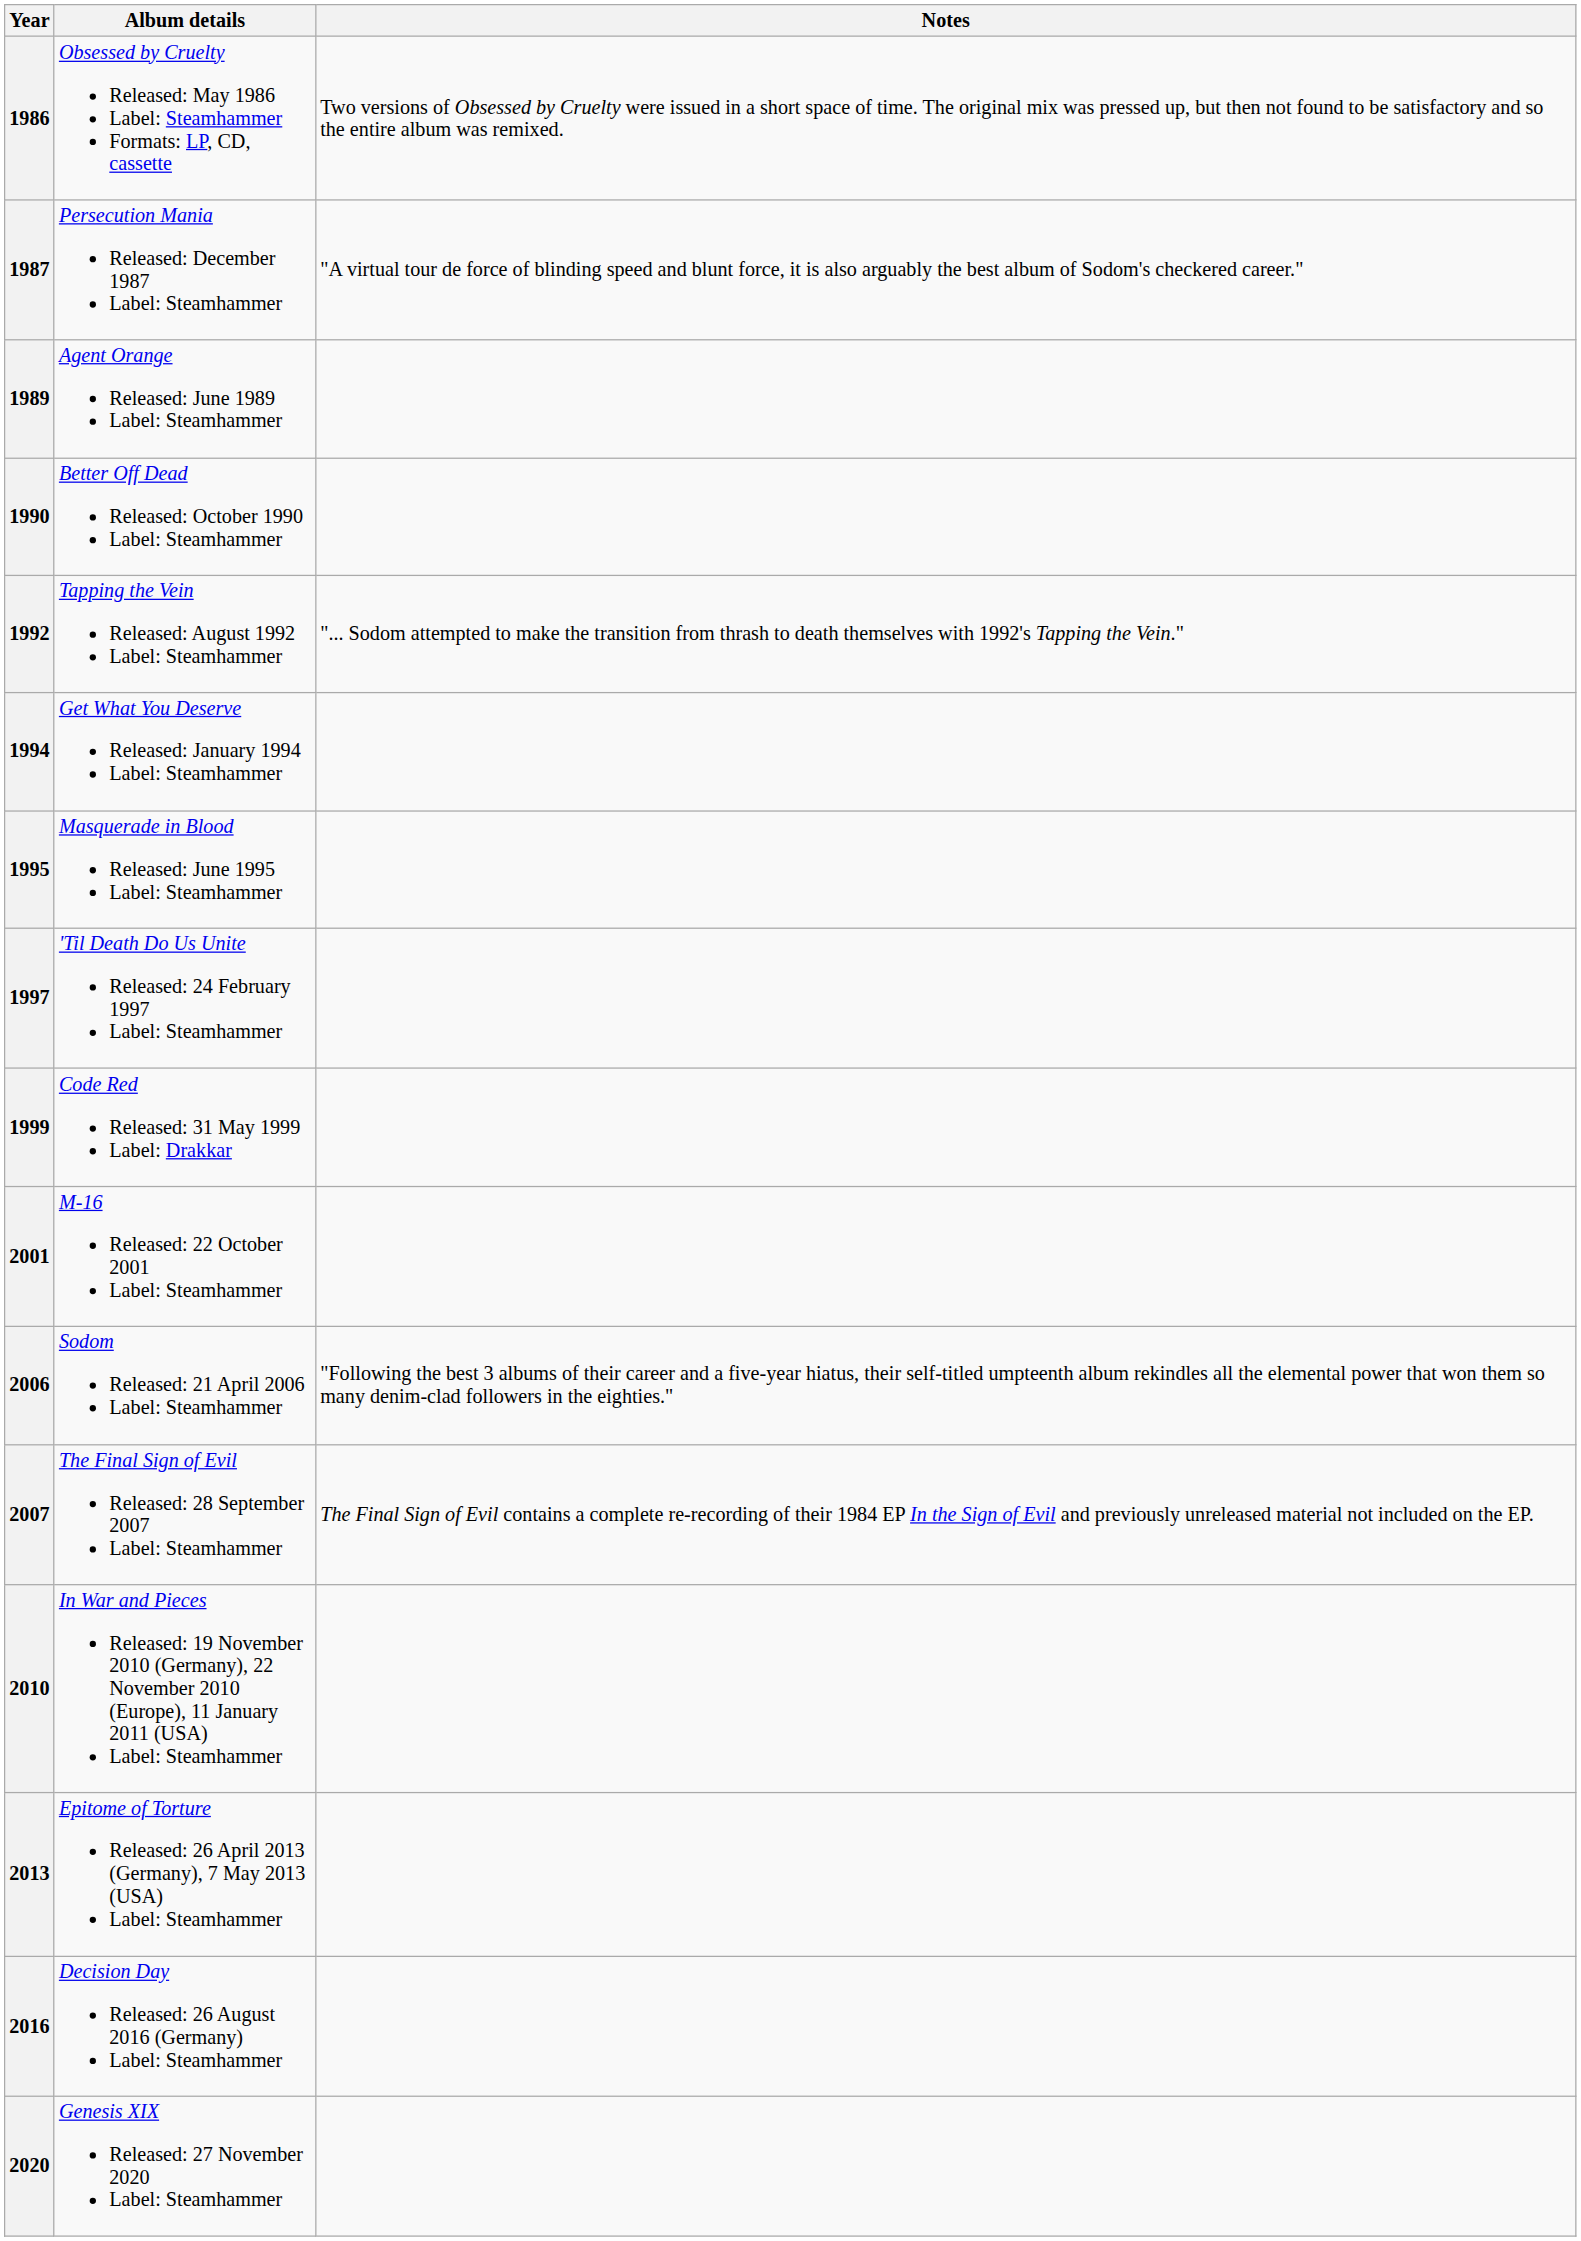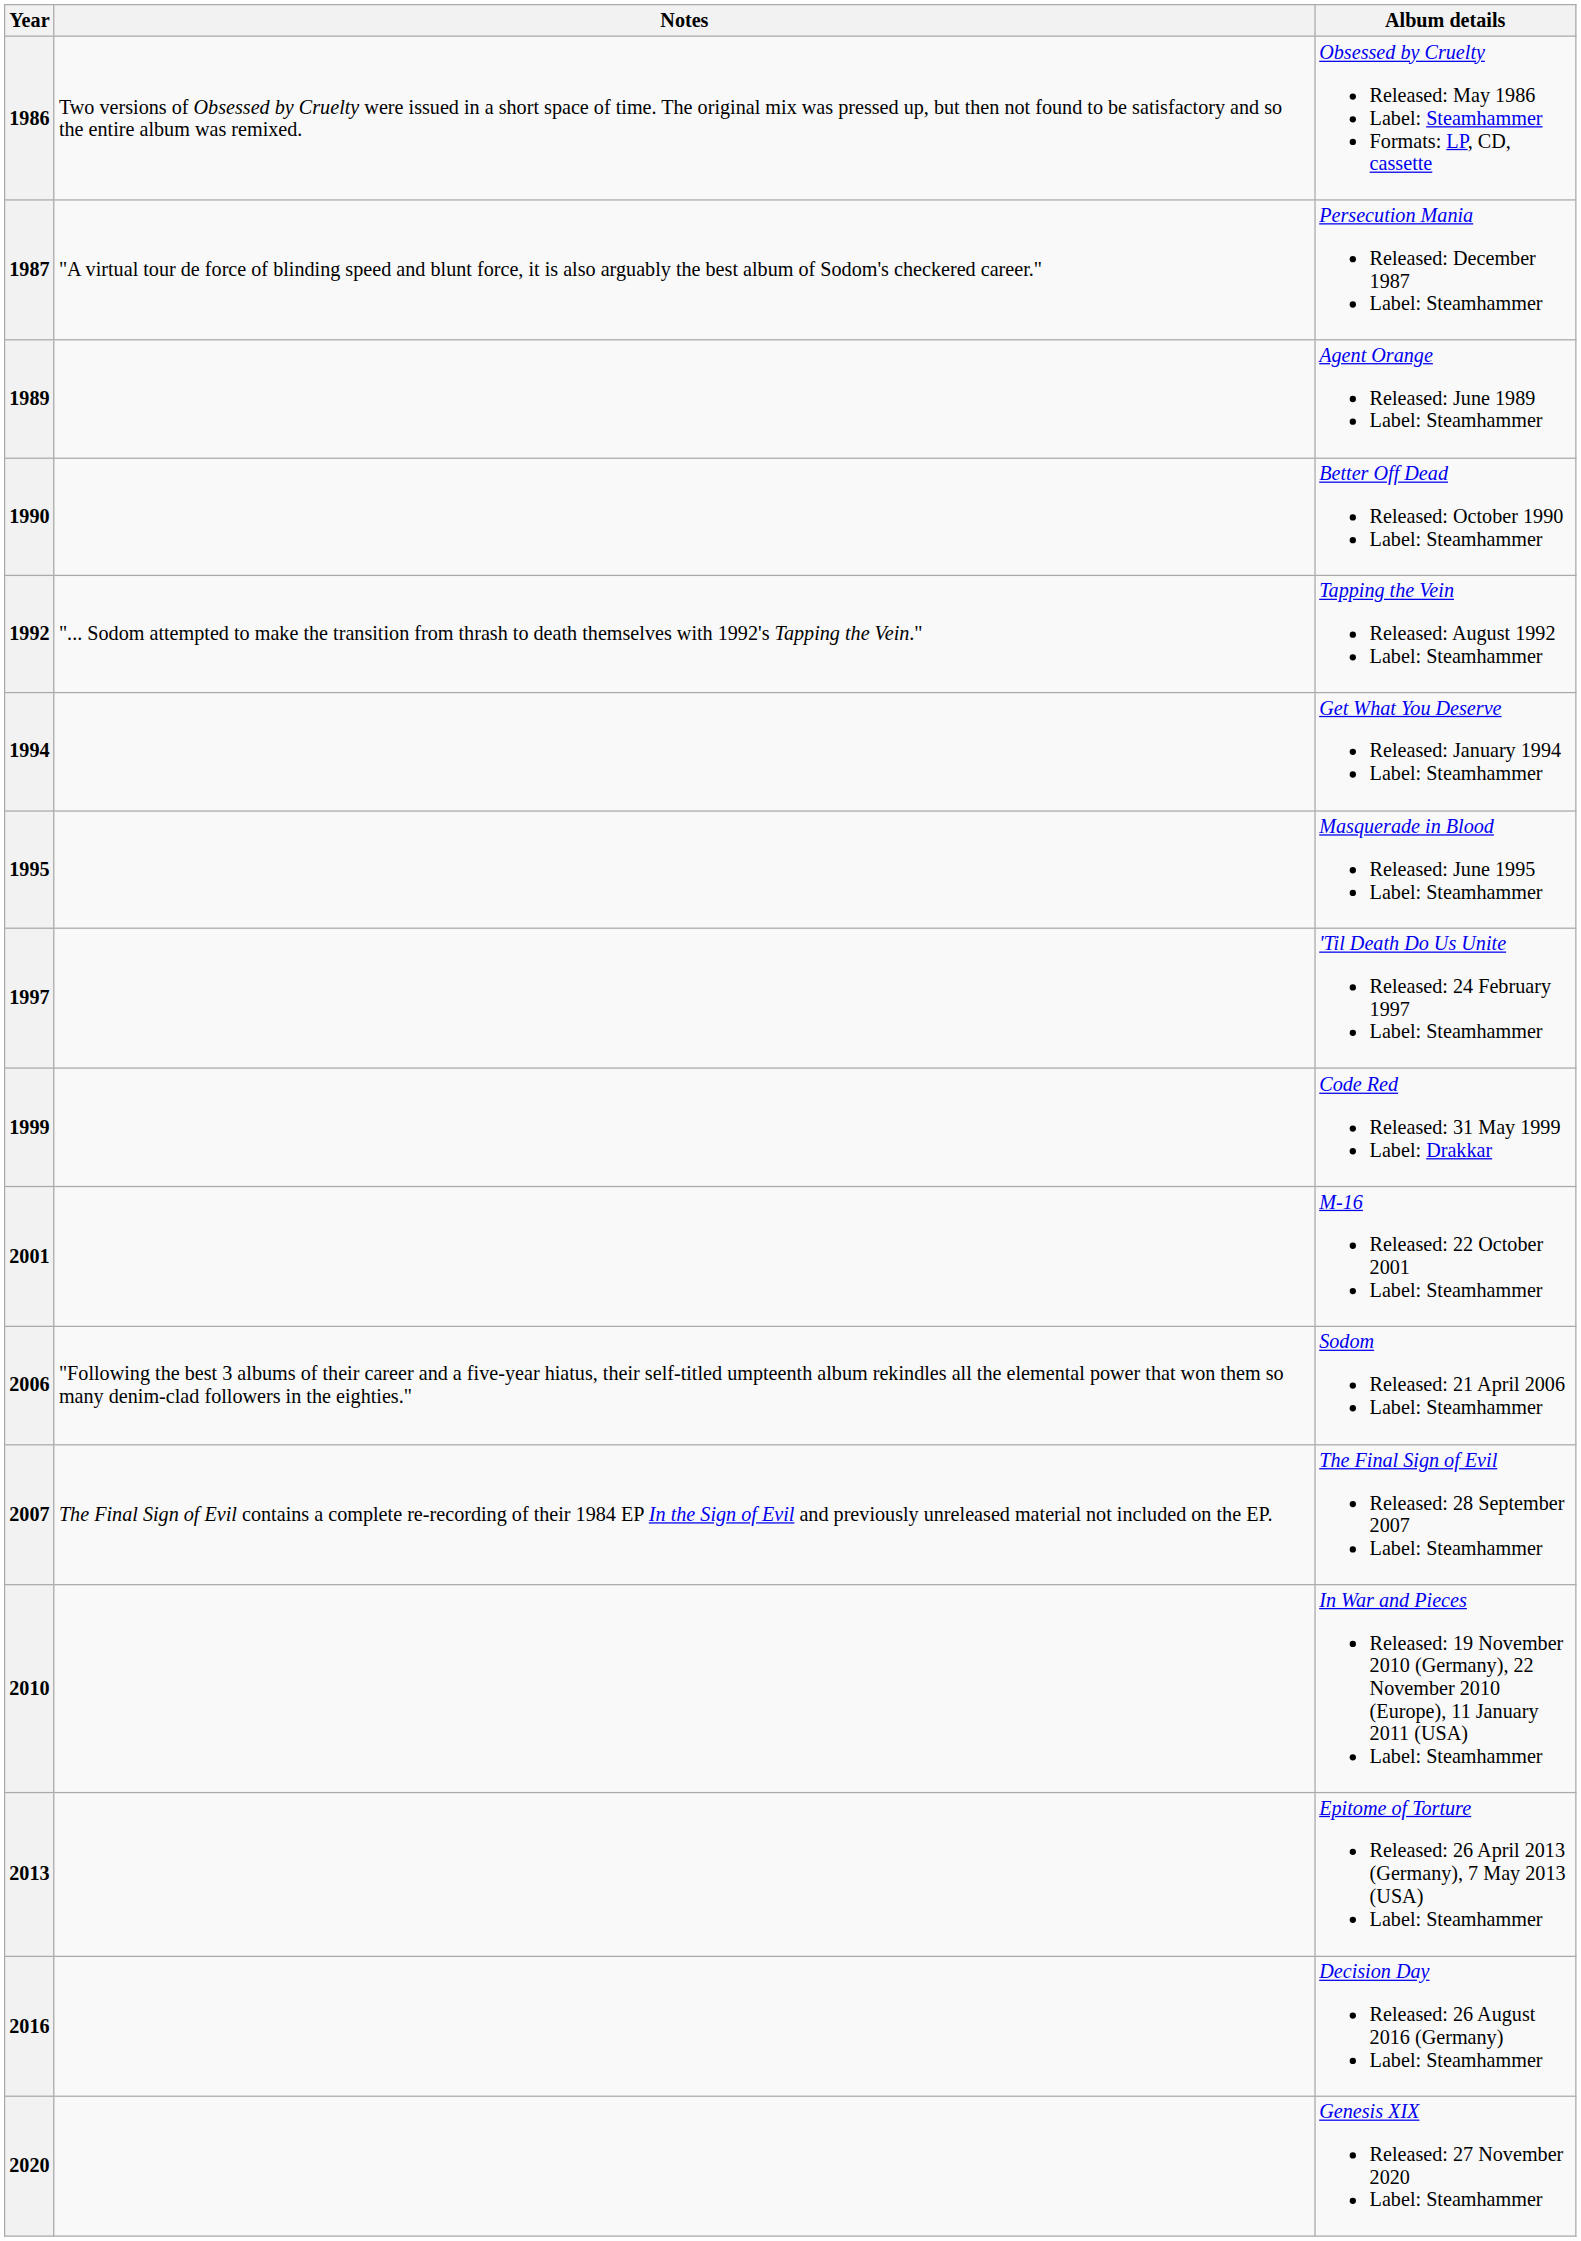columns swapped: (185, 20) <-> (946, 20)
